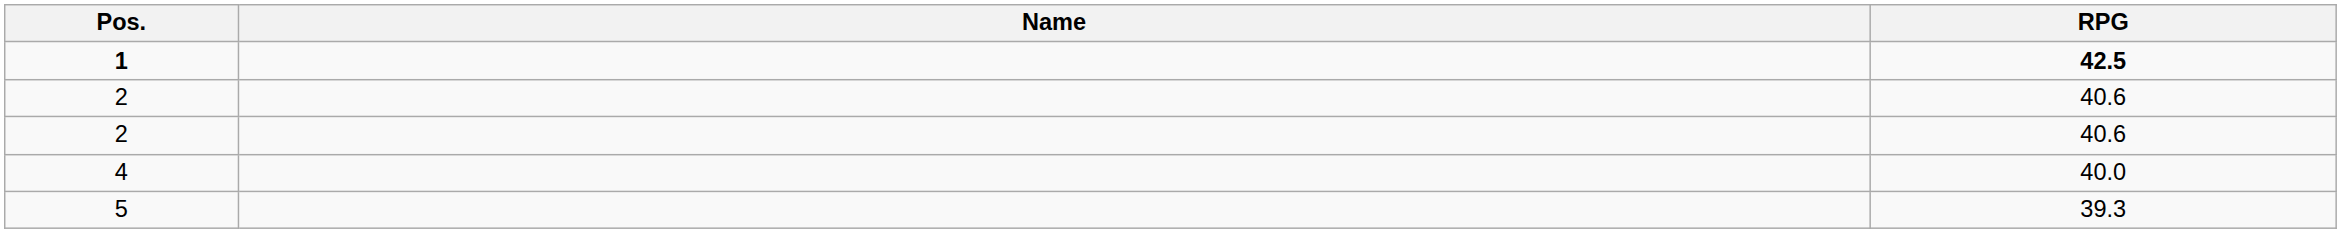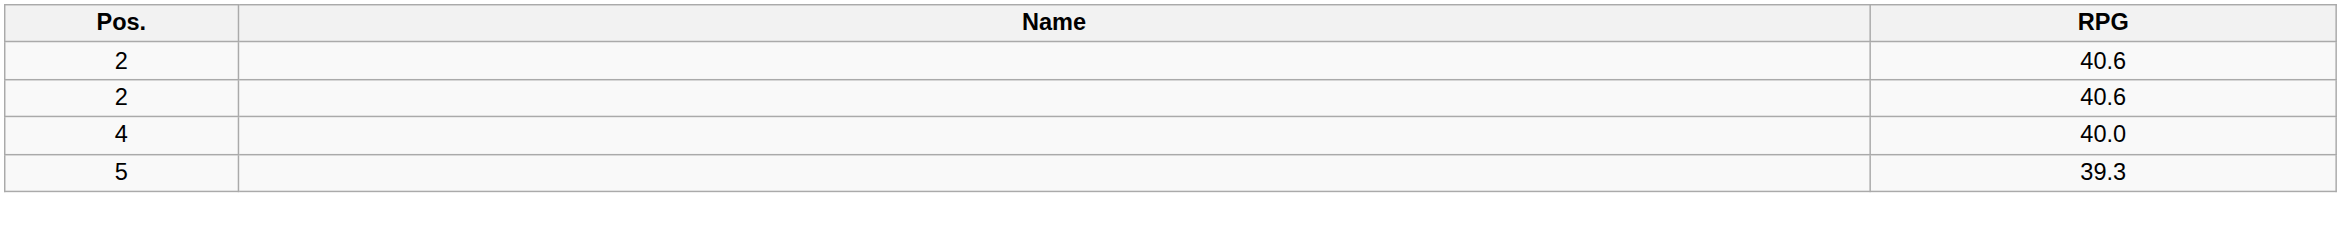- row: (121, 60)
